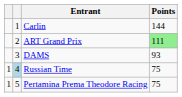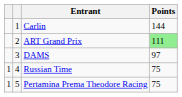(156, 55) 93 -> (156, 55) 97
(17, 69) lightblue background -> (17, 69) no background
